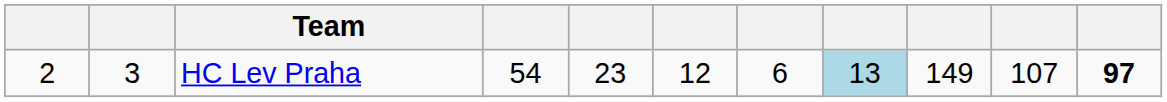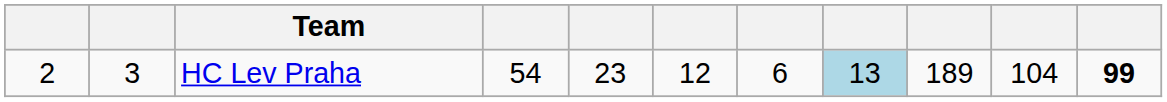(949, 72) 149 -> (949, 72) 189
(1034, 72) 107 -> (1034, 72) 104
(1119, 72) 97 -> (1119, 72) 99
